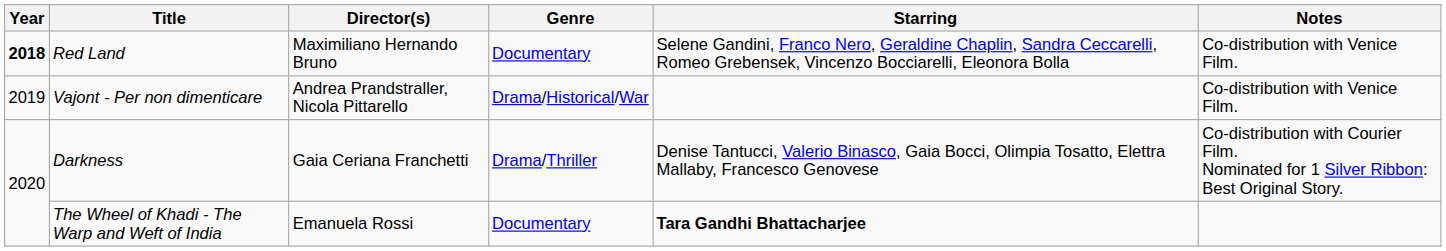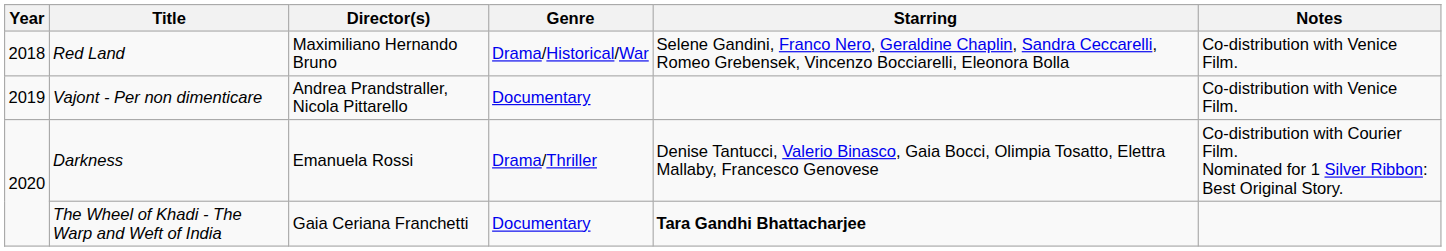(27, 53) bold -> (27, 53) normal
(541, 53) Documentary -> (570, 53) Drama/Historical/War
(570, 98) Drama/Historical/War -> (541, 98) Documentary
(381, 161) Gaia Ceriana Franchetti -> (353, 161) Emanuela Rossi
(353, 224) Emanuela Rossi -> (381, 224) Gaia Ceriana Franchetti
